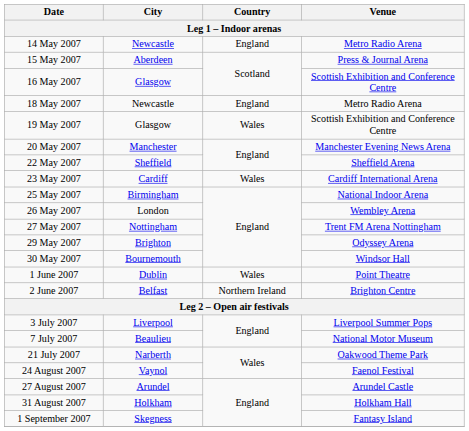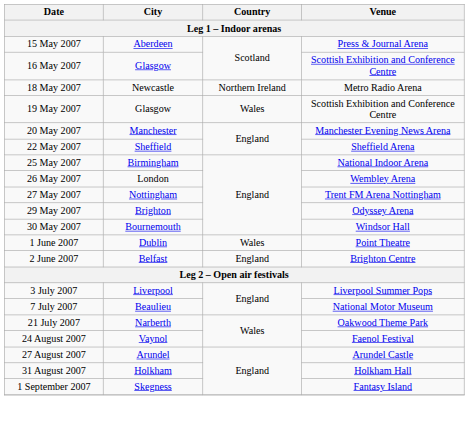- row: (54, 44)
(252, 103) England -> (252, 87) Northern Ireland
- row: (54, 179)
(252, 290) Northern Ireland -> (252, 258) England
